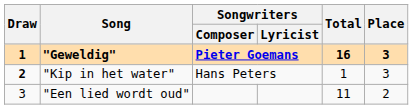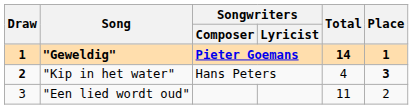(343, 54) 16 -> (343, 54) 14
(386, 54) 3 -> (386, 54) 1
(343, 74) 1 -> (343, 74) 4
(386, 74) normal -> (386, 74) bold
